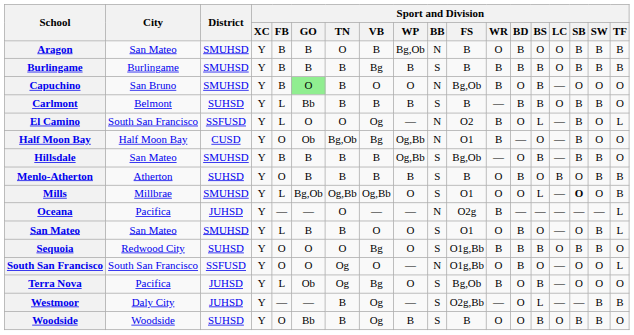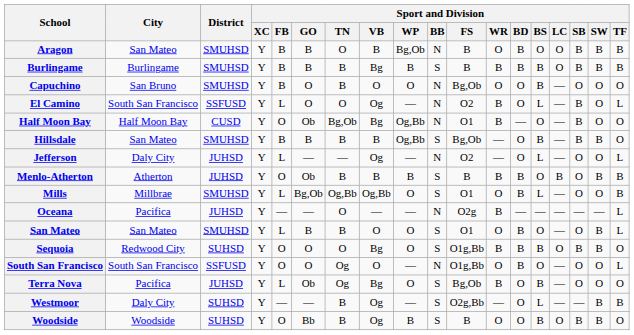(308, 86) lightgreen background -> (308, 86) no background
(499, 86) B -> (499, 86) O
- row: (55, 104)
+ row: (55, 158)
(226, 176) SUHSD -> (226, 176) JUHSD
(308, 176) B -> (308, 176) Ob
(499, 176) O -> (499, 176) B
(521, 194) O -> (521, 194) B
(579, 194) bold -> (579, 194) normal
(226, 302) JUHSD -> (226, 302) SUHSD
